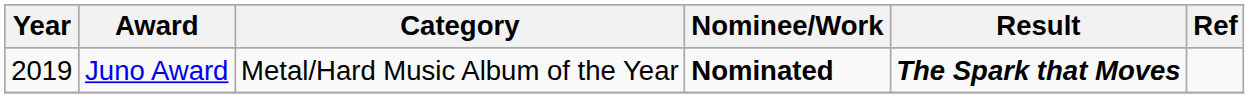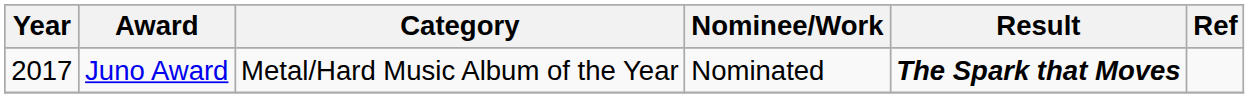(42, 69) 2019 -> (42, 69) 2017
(762, 69) bold -> (758, 69) normal
